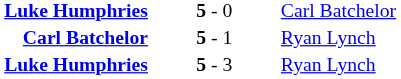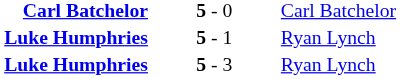(76, 10) Luke Humphries -> (85, 10) Carl Batchelor
(85, 37) Carl Batchelor -> (76, 37) Luke Humphries
